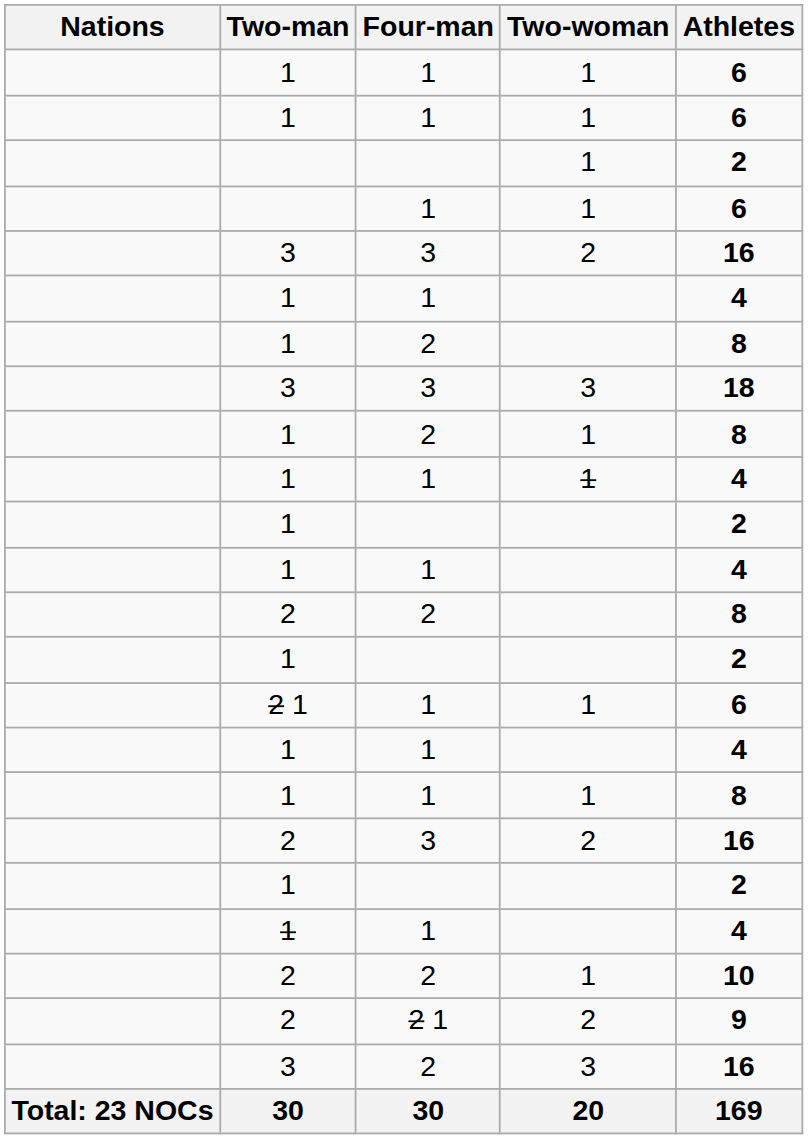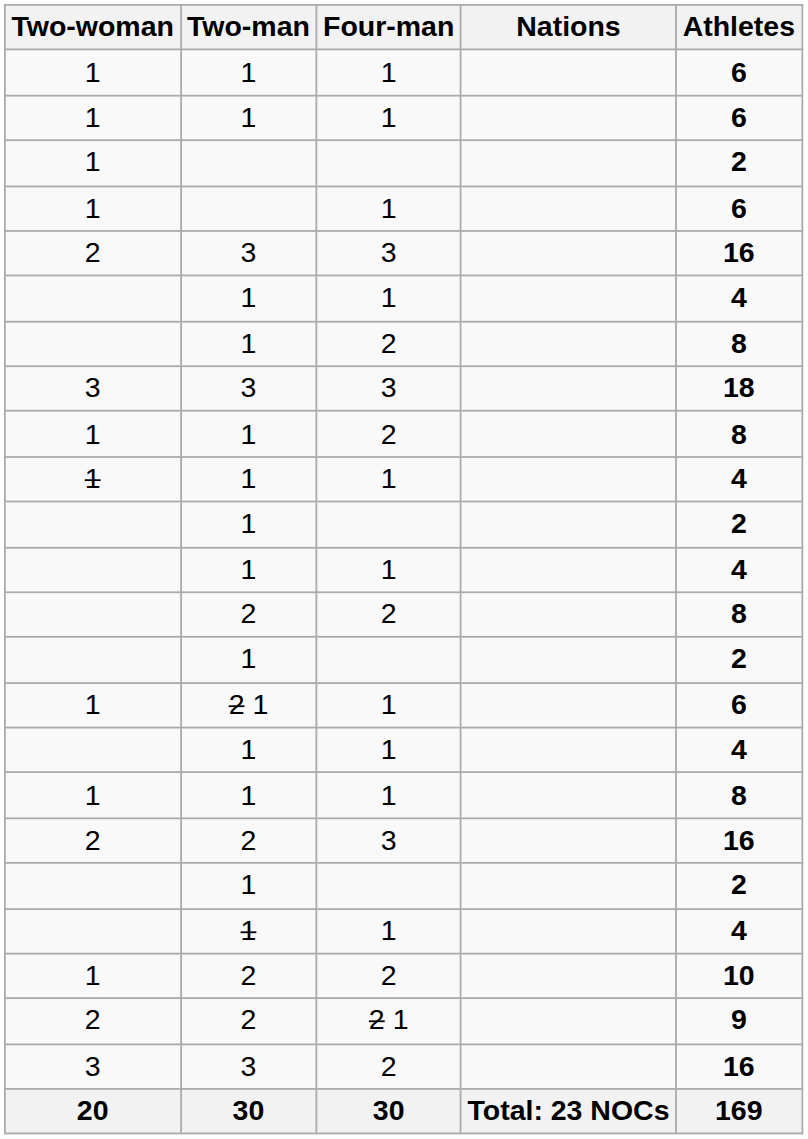columns swapped: (112, 27) <-> (588, 27)
